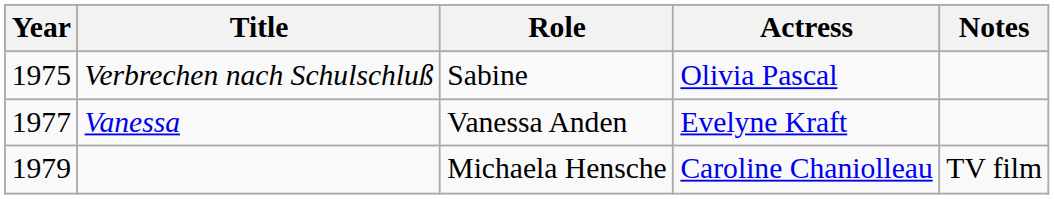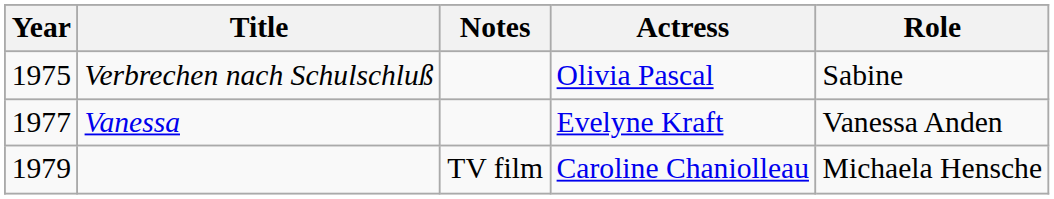columns swapped: (557, 27) <-> (994, 27)
